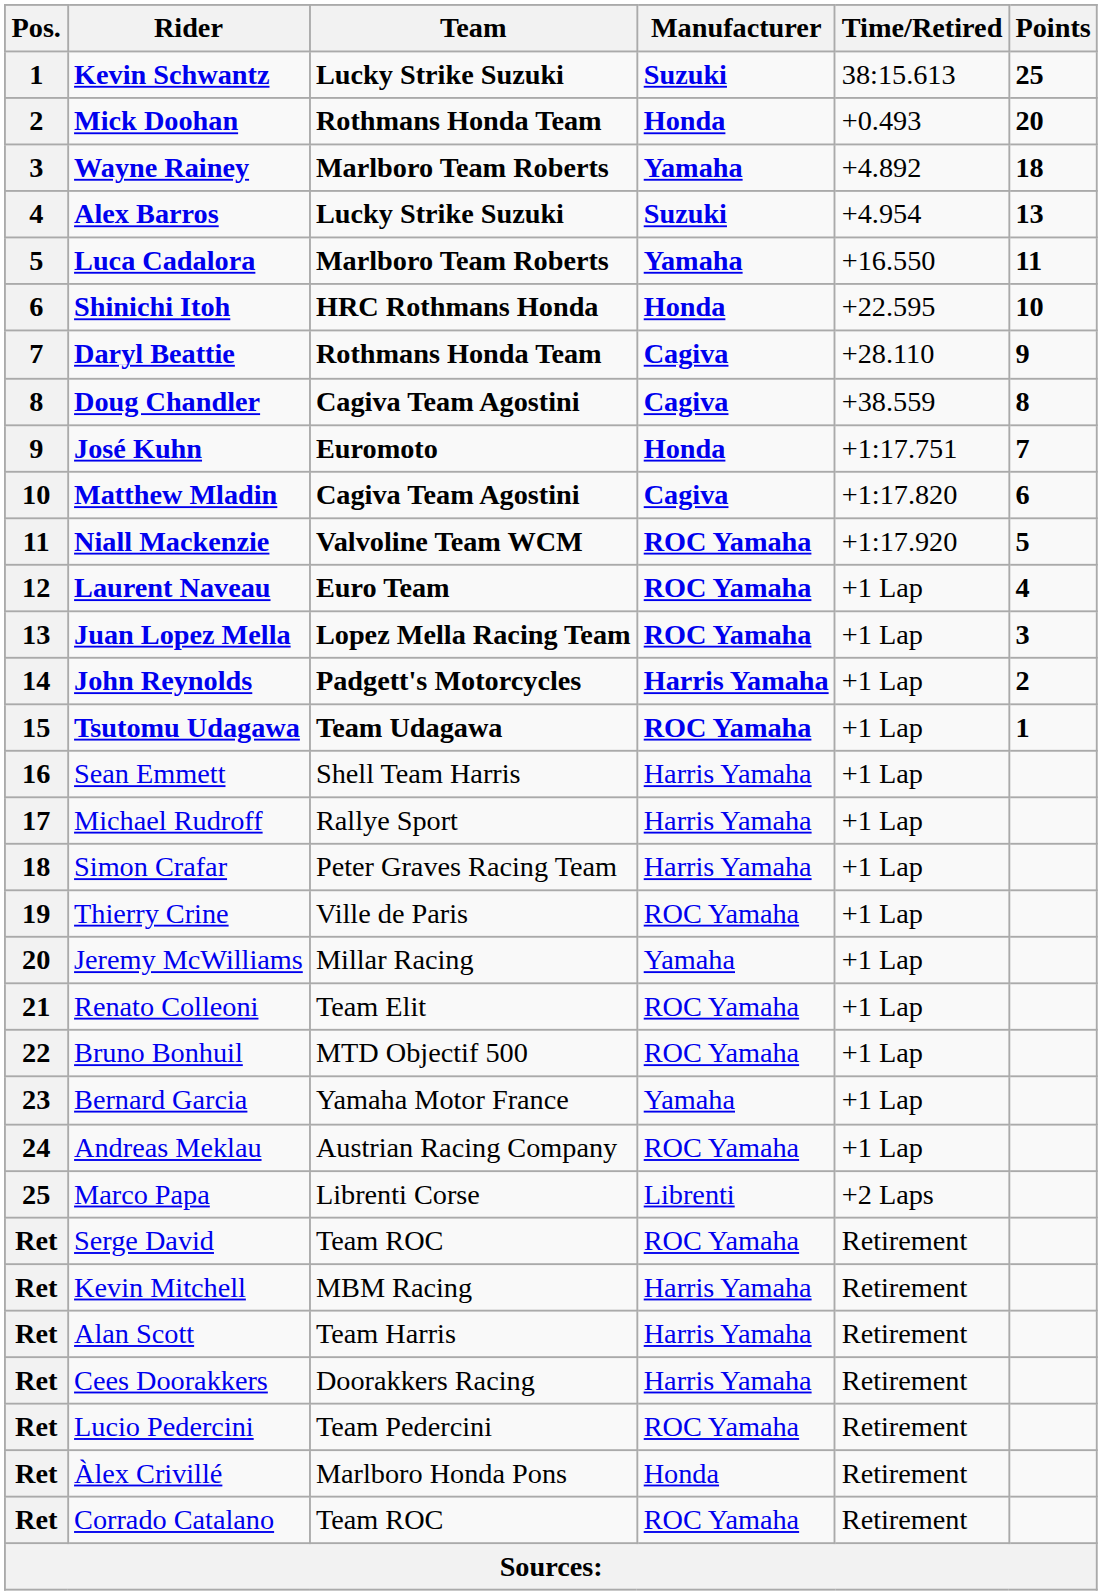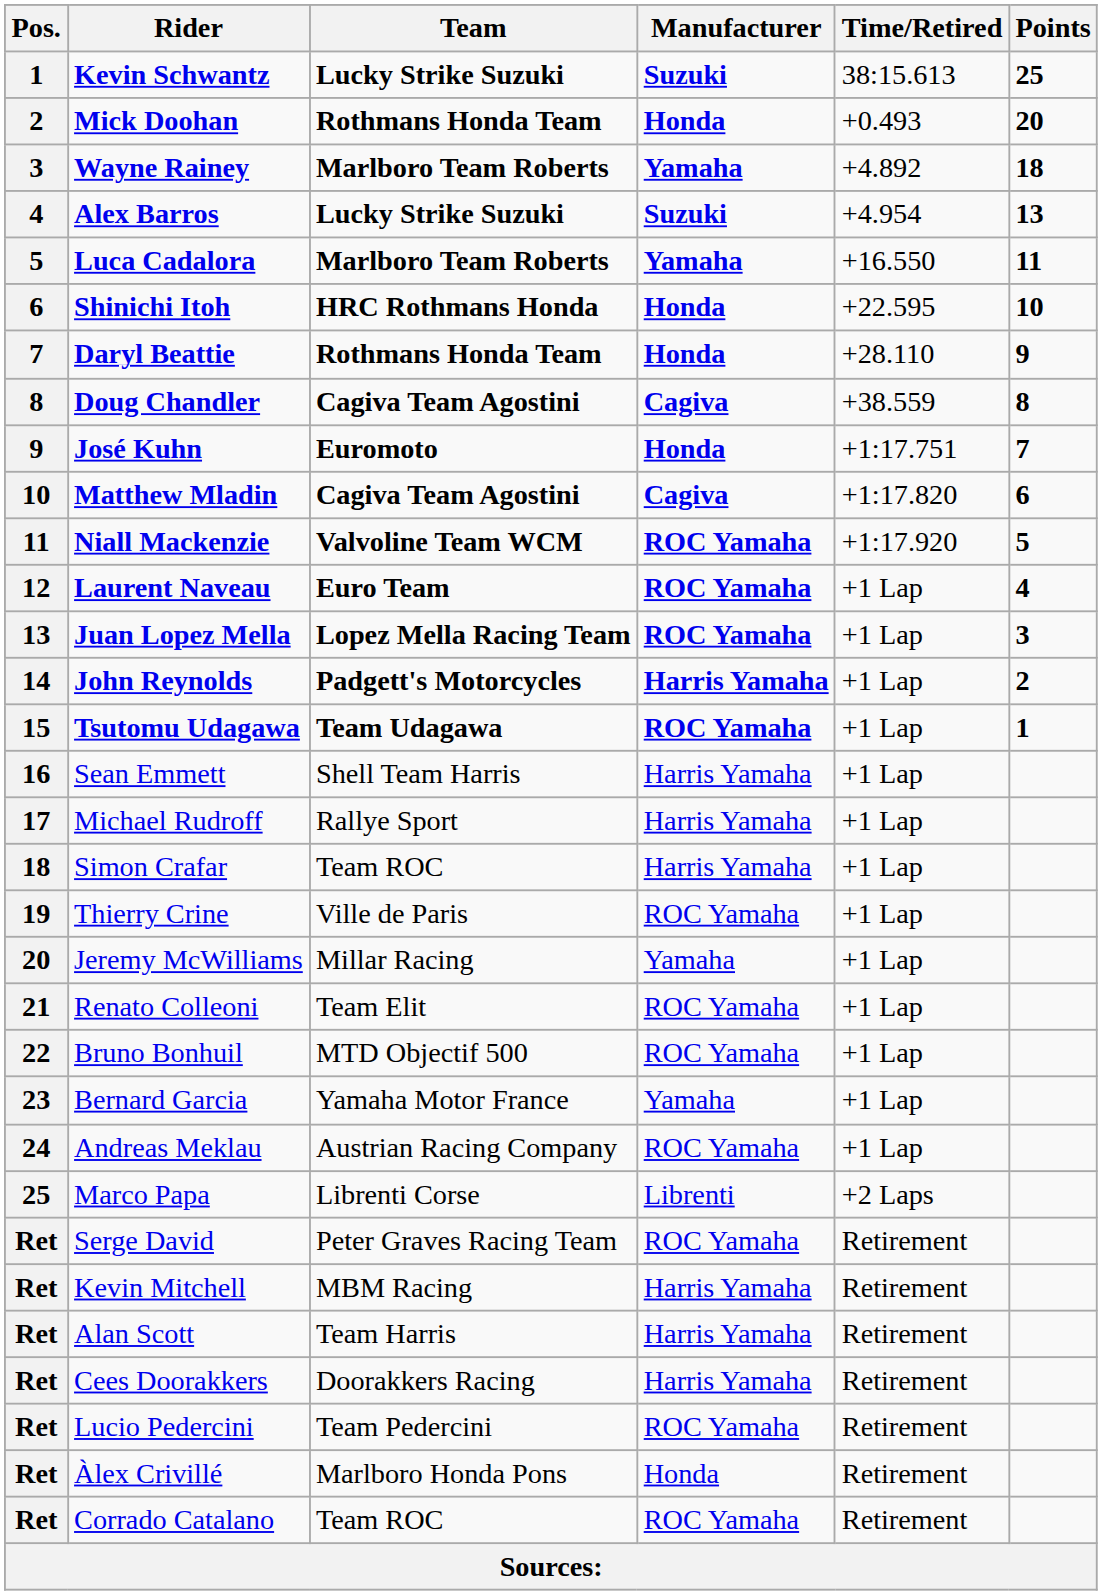(686, 354) Cagiva -> (685, 354) Honda
(466, 867) Peter Graves Racing Team -> (380, 867) Team ROC
(380, 1240) Team ROC -> (466, 1240) Peter Graves Racing Team
